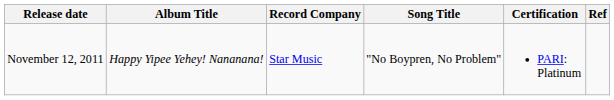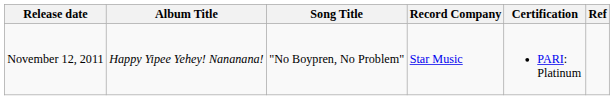columns swapped: (315, 14) <-> (434, 14)
